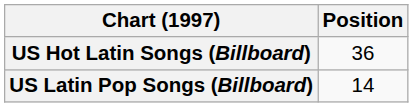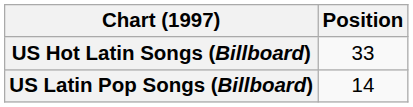(363, 53) 36 -> (363, 53) 33
